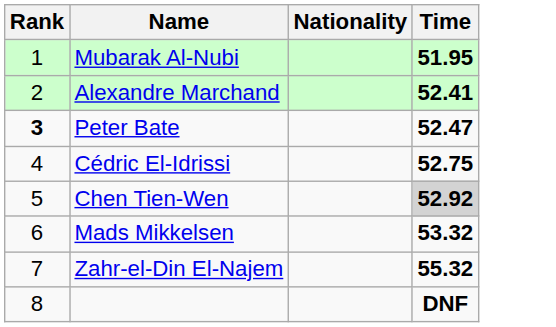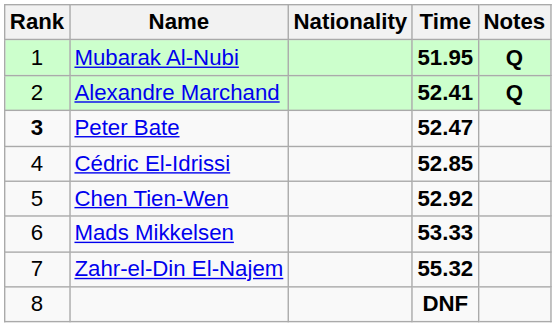+ column: (514, 22)
(445, 163) 52.75 -> (445, 163) 52.85
(445, 198) lightgrey background -> (445, 198) no background
(445, 233) 53.32 -> (445, 233) 53.33
